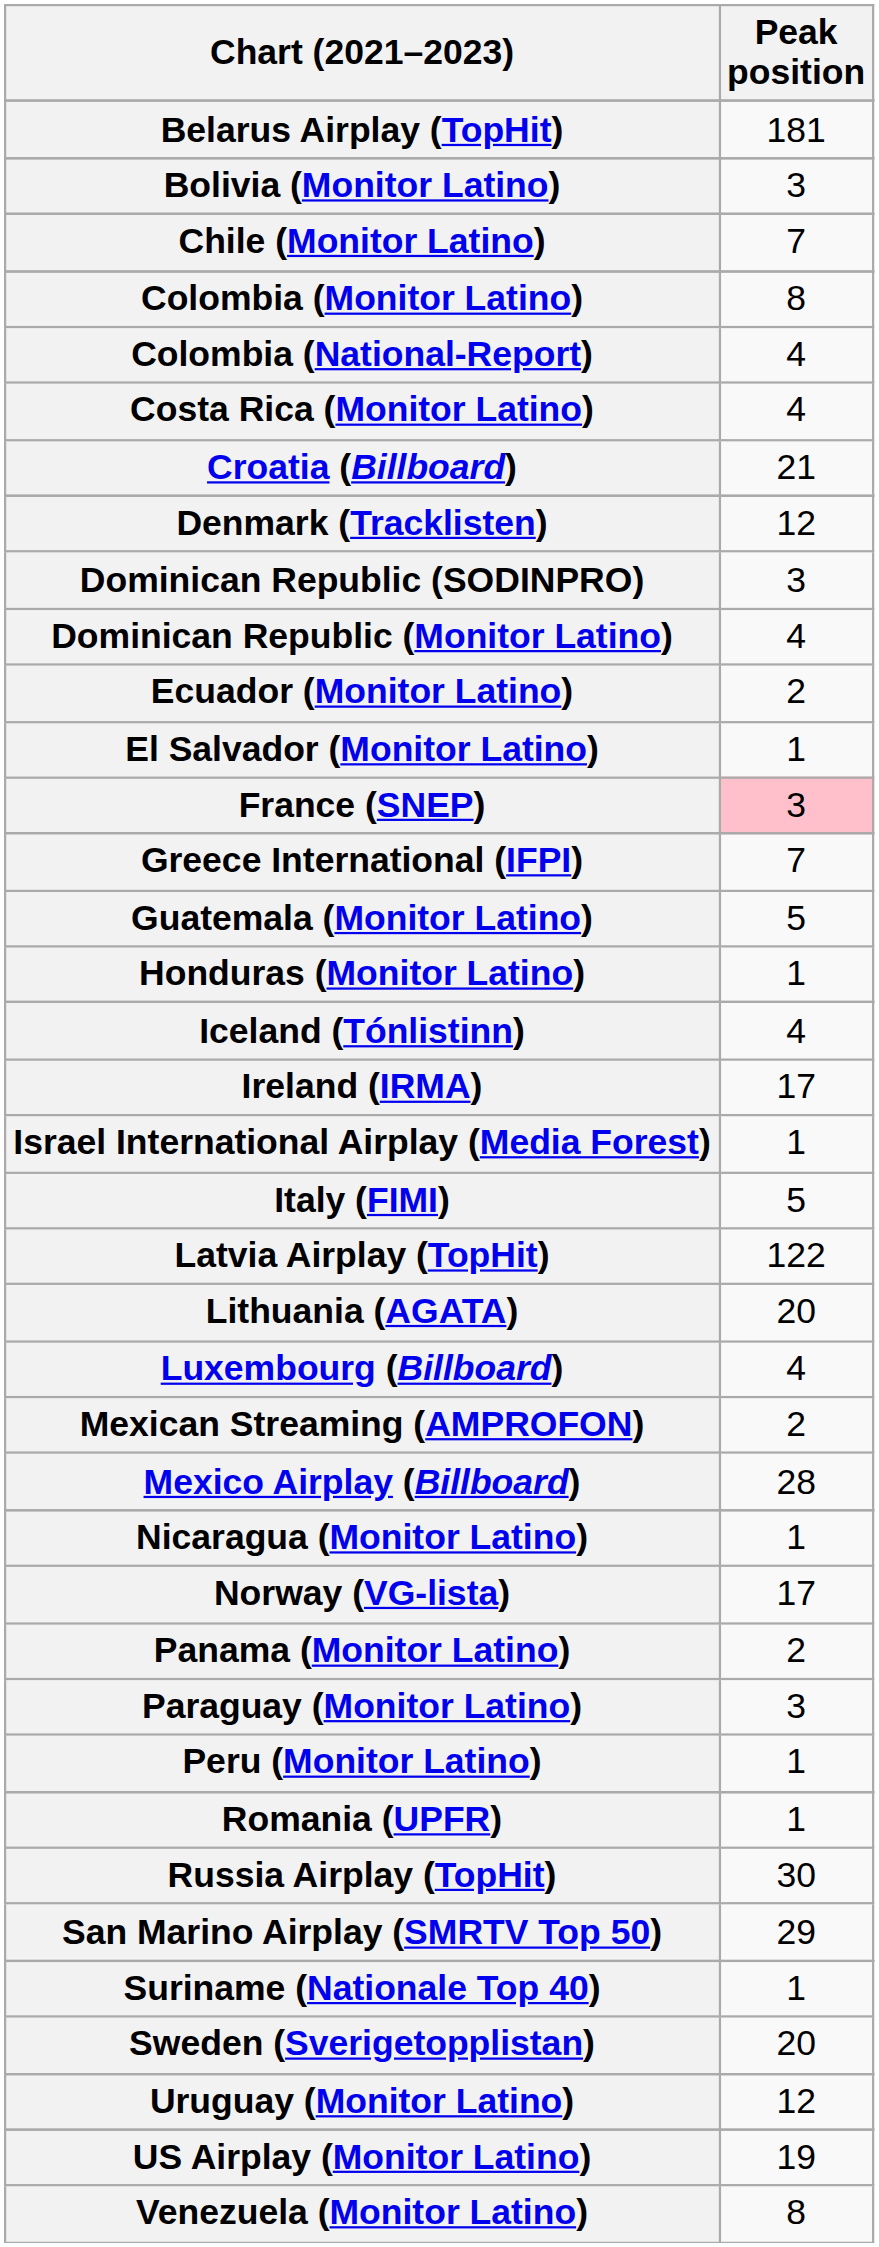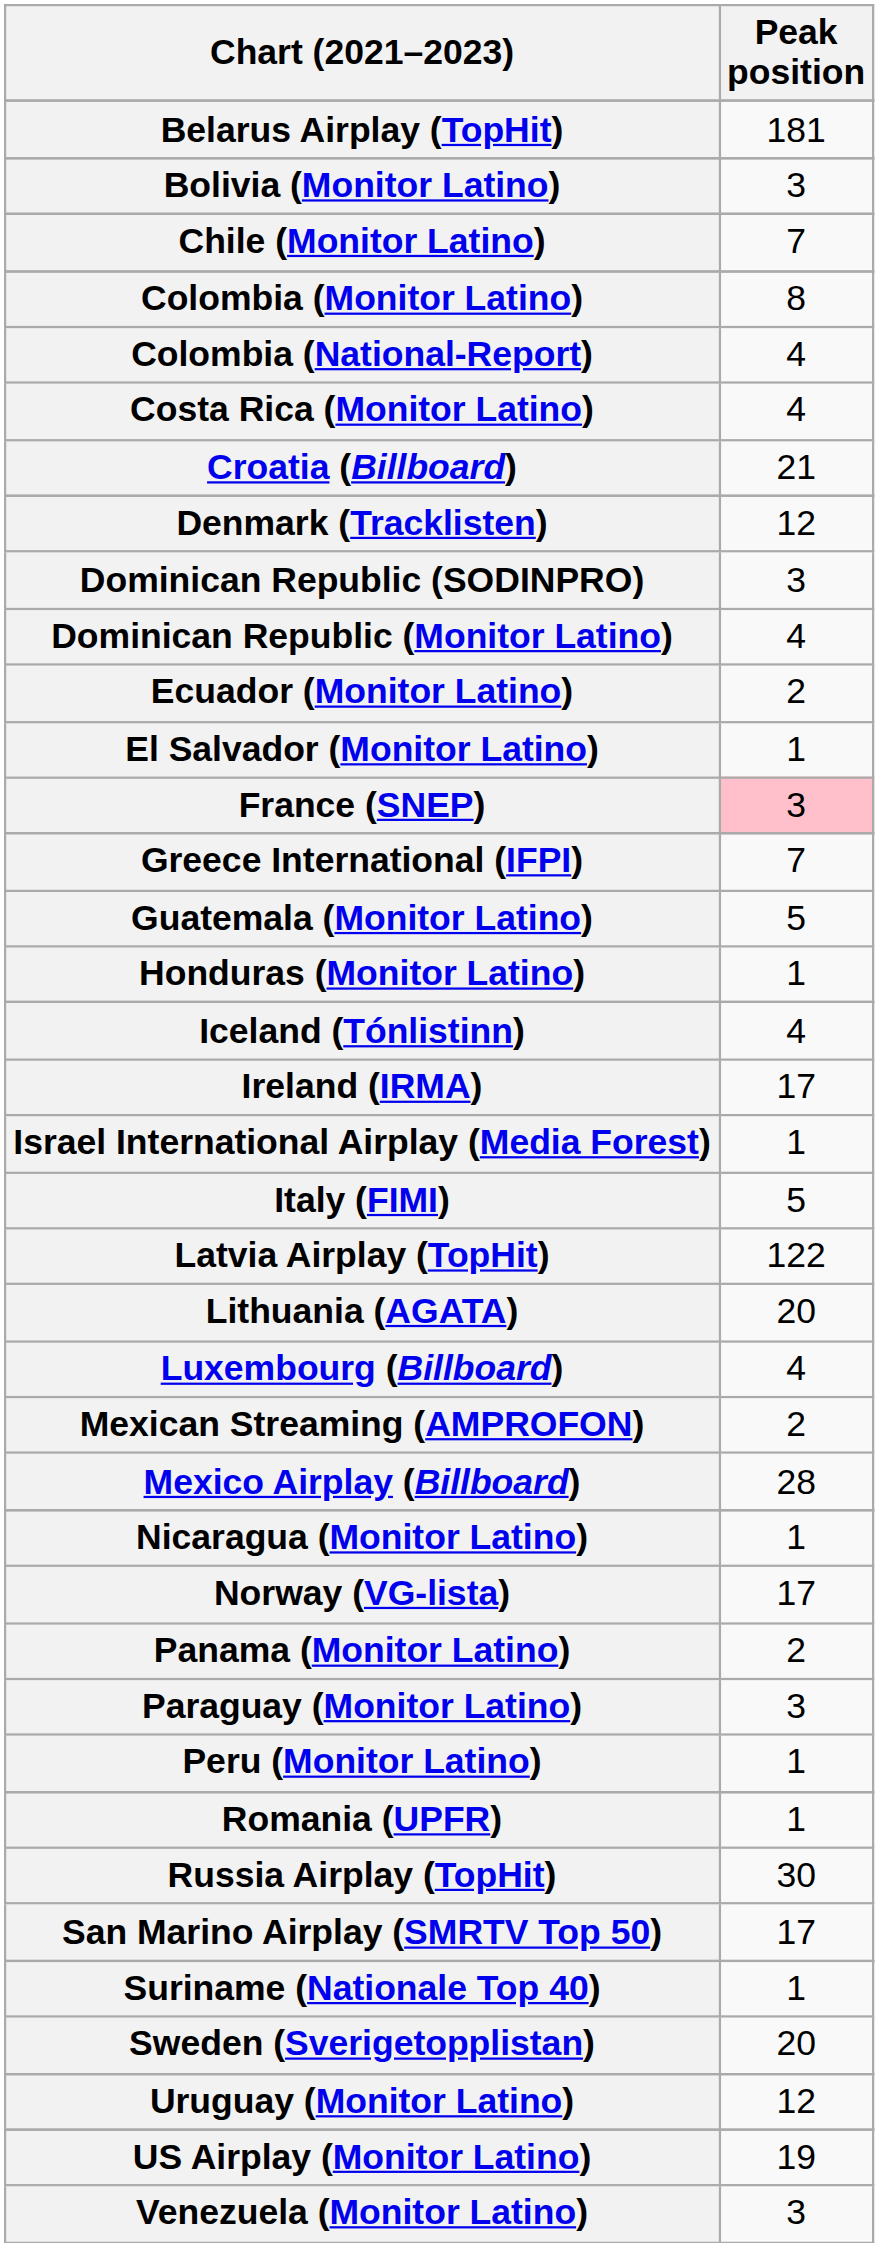(796, 1931) 29 -> (796, 1931) 17
(796, 2213) 8 -> (796, 2213) 3
